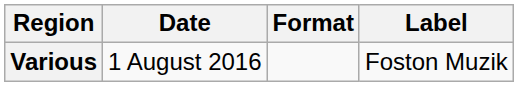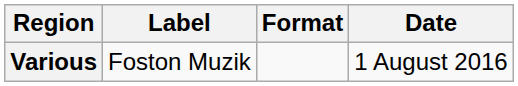columns swapped: (185, 23) <-> (436, 23)
